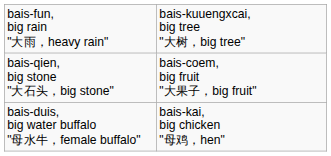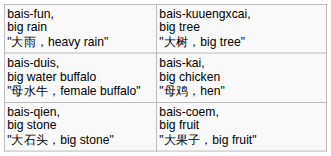rows swapped: (60, 77) <-> (74, 126)
